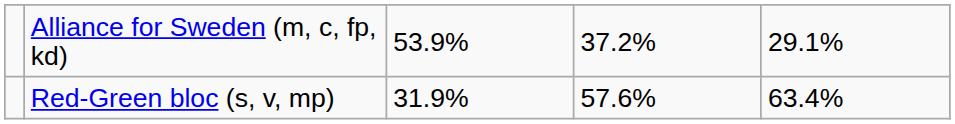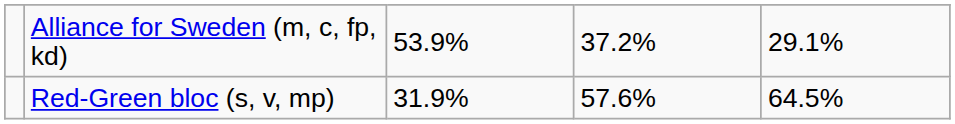(806, 98) 63.4% -> (806, 98) 64.5%
